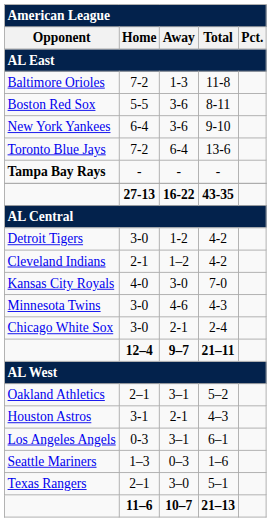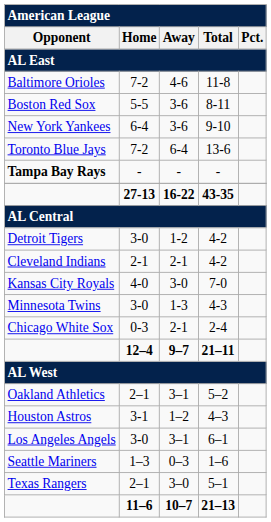(179, 82) 1-3 -> (179, 82) 4-6
(179, 261) 1–2 -> (179, 261) 2-1
(179, 305) 4-6 -> (179, 305) 1-3
(139, 328) 3-0 -> (139, 328) 0-3
(179, 417) 2-1 -> (179, 417) 1–2
(139, 439) 0-3 -> (139, 439) 3-0
